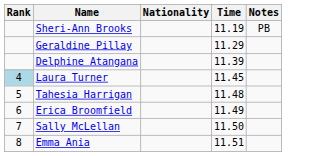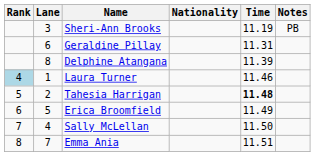+ column: (48, 13)
(229, 45) 11.29 -> (258, 45) 11.31
(229, 78) 11.45 -> (258, 78) 11.46
(229, 94) normal -> (258, 94) bold
